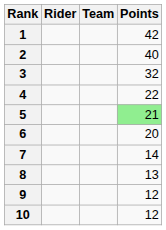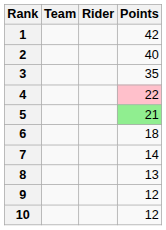columns swapped: (60, 14) <-> (98, 14)
(152, 74) 32 -> (152, 74) 35
(152, 94) no background -> (152, 94) pink background
(152, 134) 20 -> (152, 134) 18
